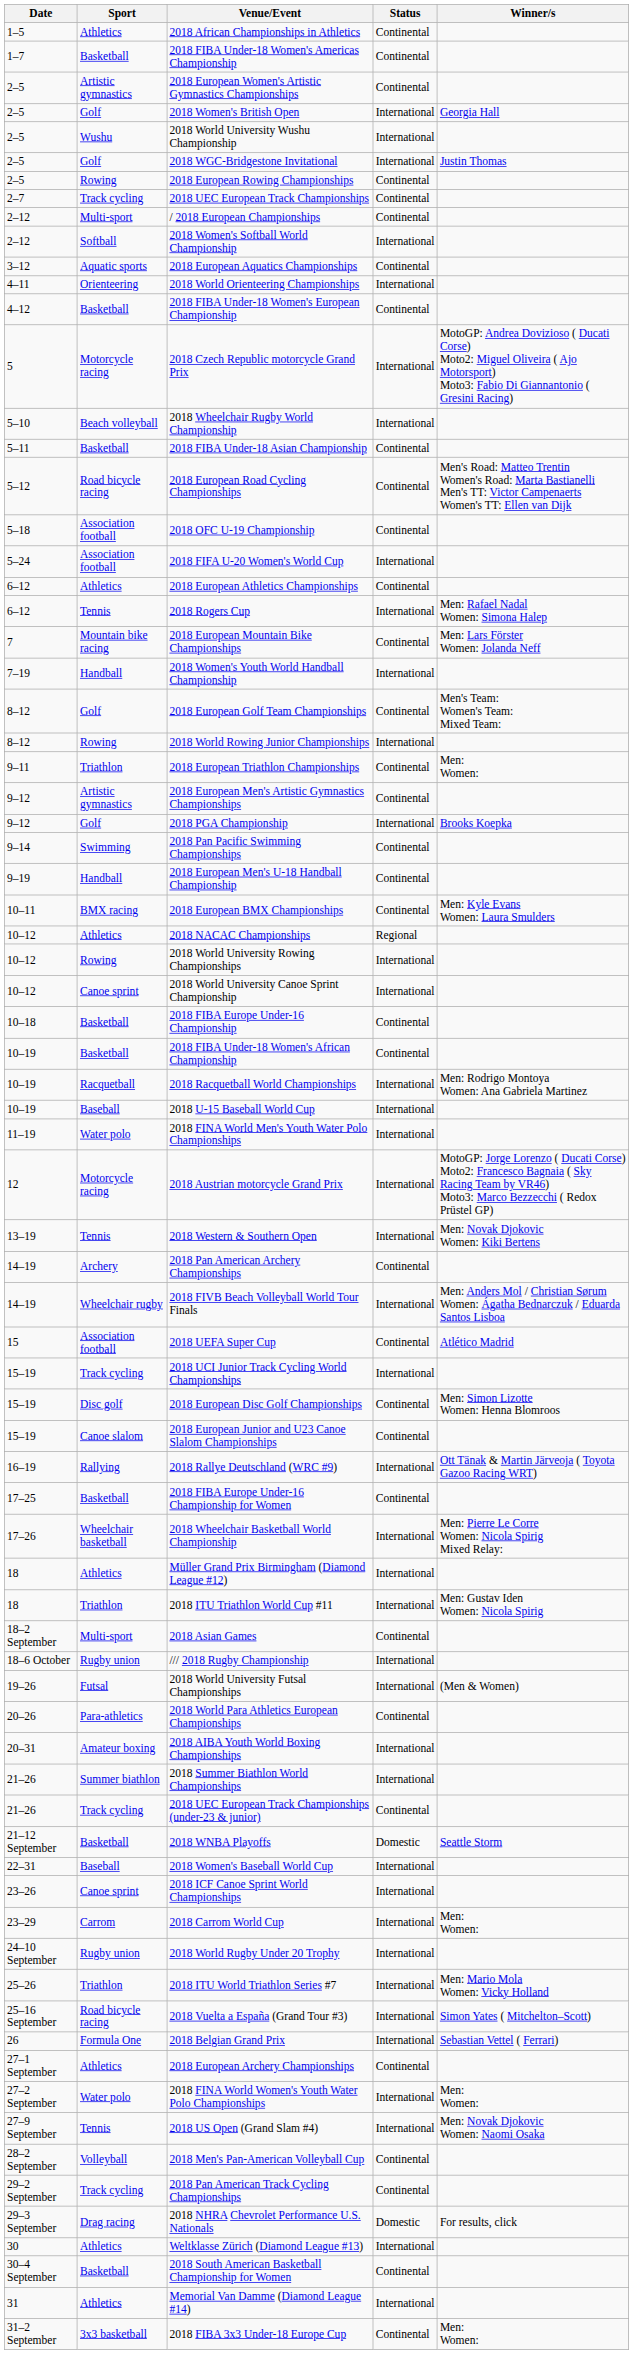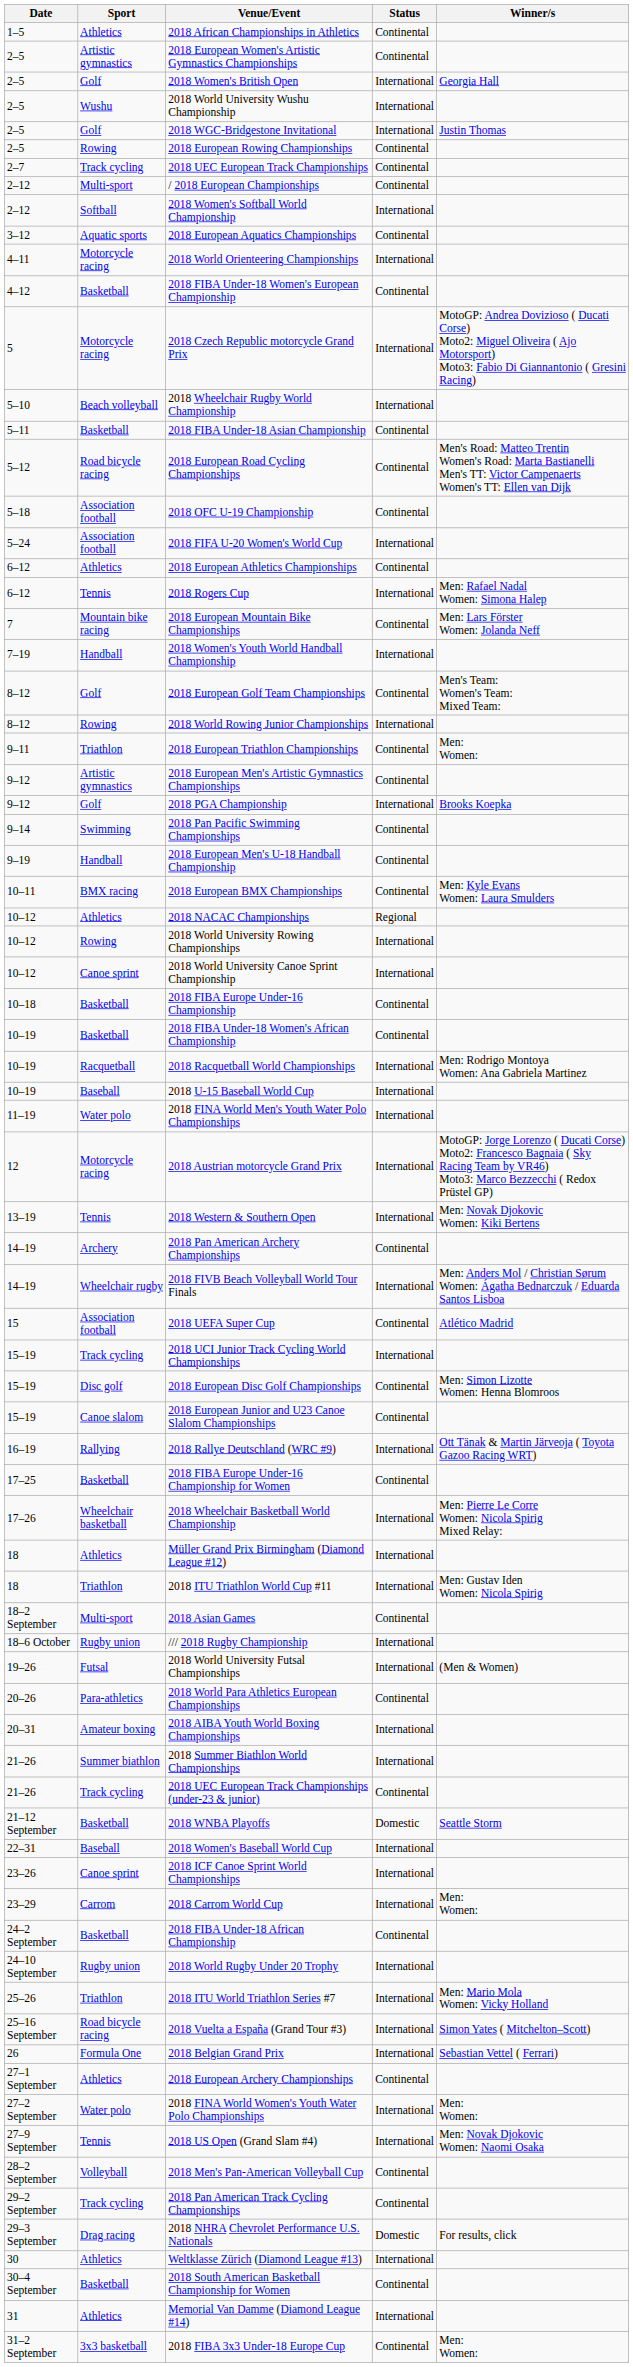- row: (264, 56)
(109, 284) Orienteering -> (107, 259) Motorcycle racing
+ row: (236, 1935)
